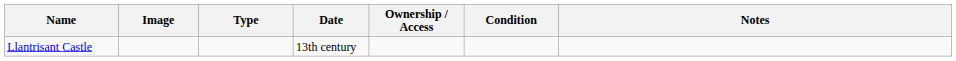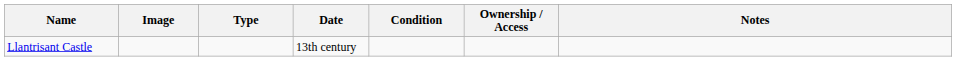columns swapped: (511, 20) <-> (416, 20)
